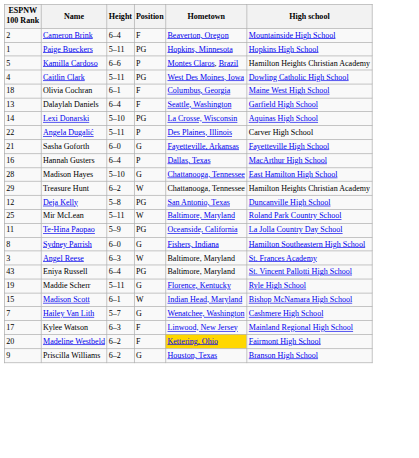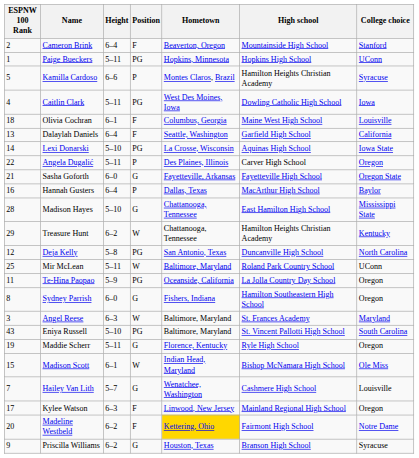+ column: (385, 21)
(115, 272) 6–4 -> (113, 332) 5–10
